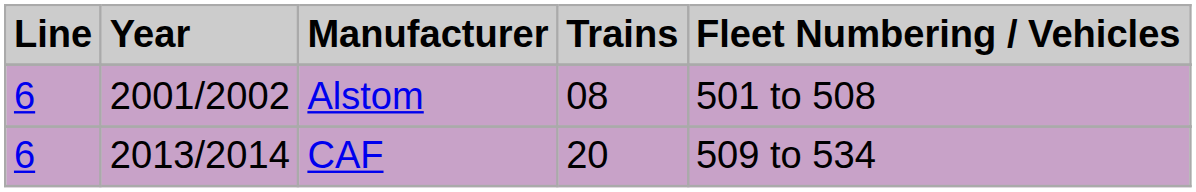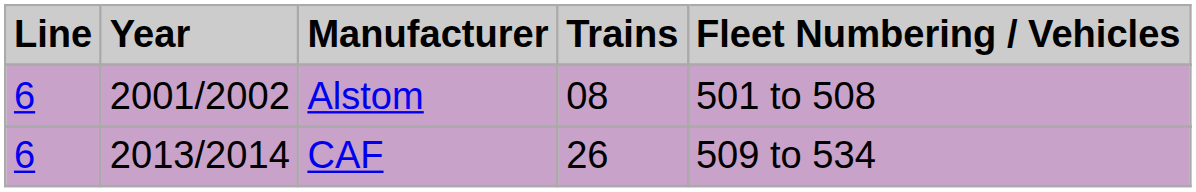(587, 155) 20 -> (587, 155) 26
